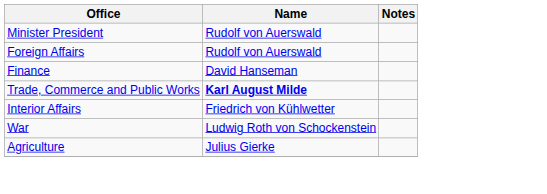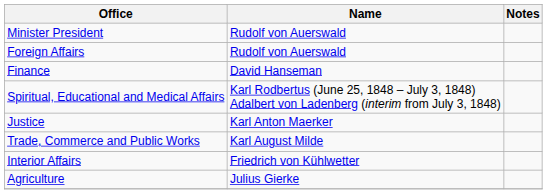+ row: (116, 96)
+ row: (26, 122)
(256, 90) bold -> (277, 141) normal
- row: (18, 128)
